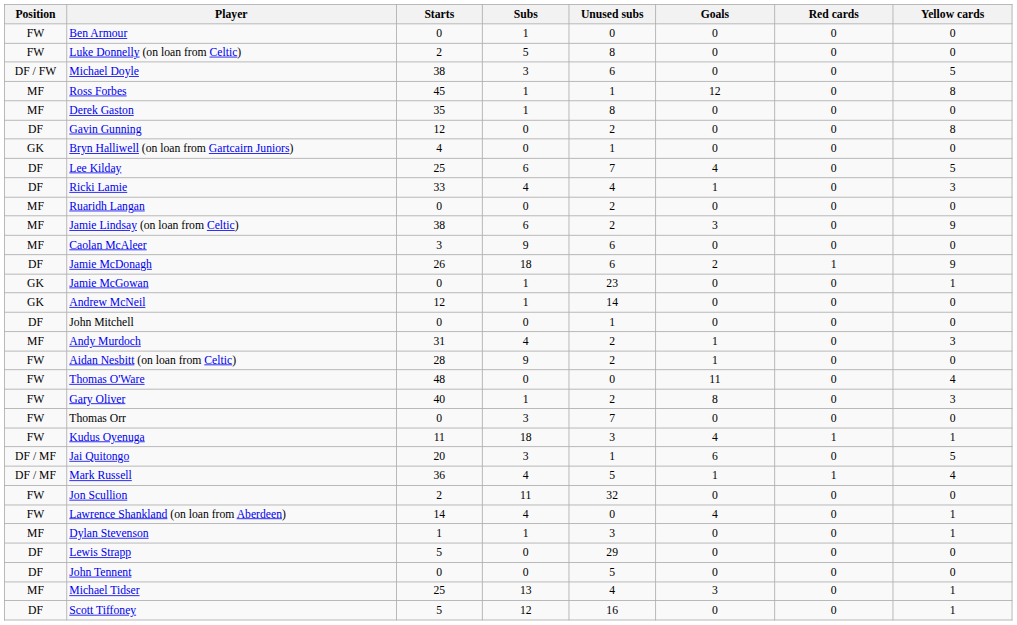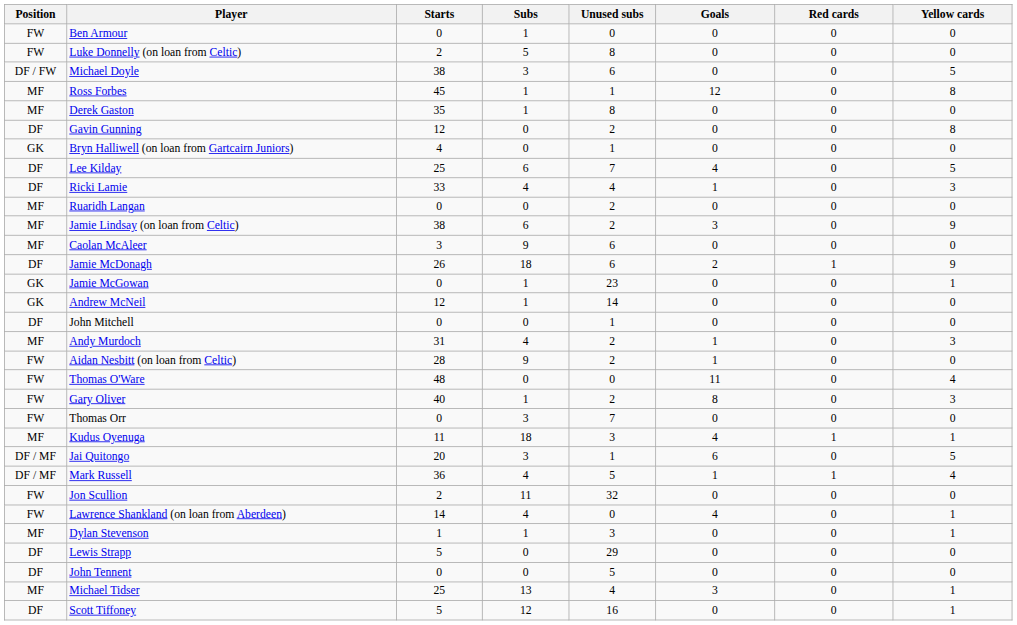(35, 437) FW -> (35, 437) MF
